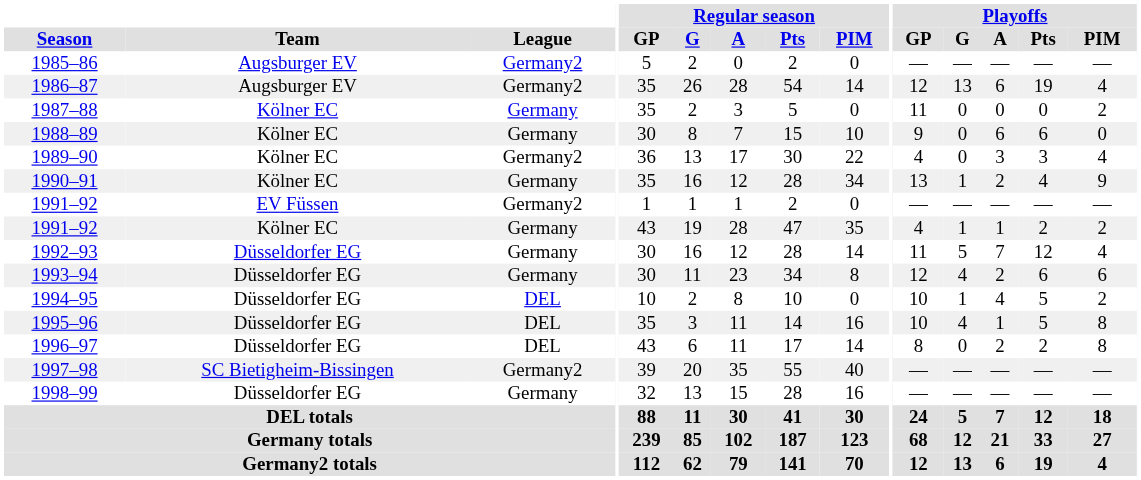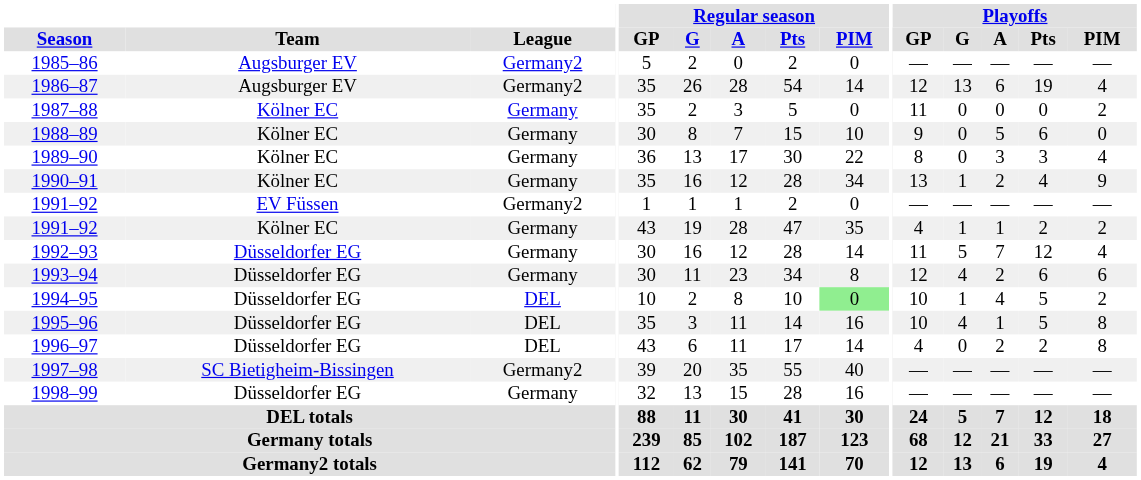(1000, 133) 6 -> (1000, 133) 5
(543, 157) Germany2 -> (543, 157) Germany
(918, 157) 4 -> (918, 157) 8
(854, 298) no background -> (854, 298) lightgreen background
(918, 346) 8 -> (918, 346) 4
